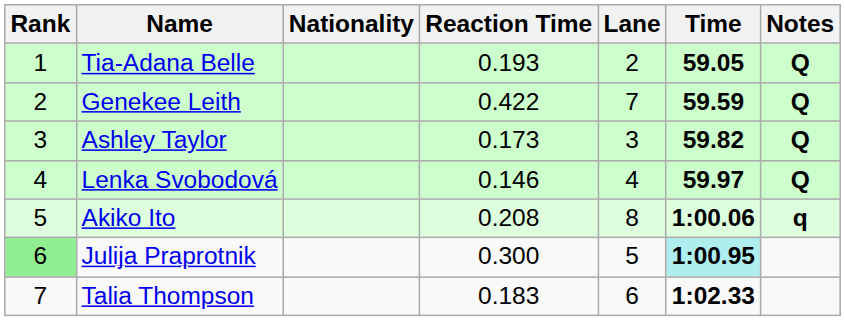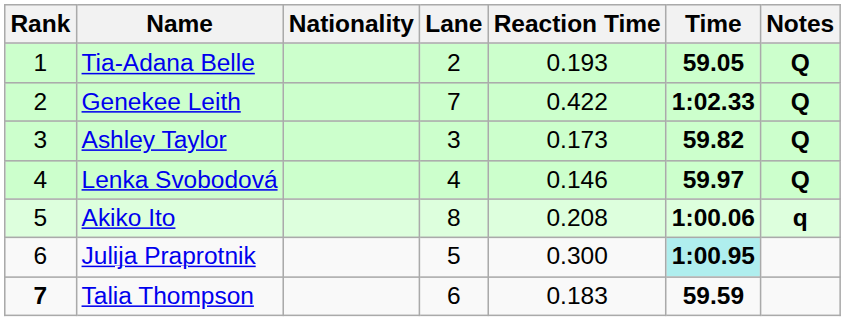columns swapped: (632, 23) <-> (509, 23)
(713, 101) 59.59 -> (713, 101) 1:02.33
(40, 256) lightgreen background -> (40, 256) no background
(40, 295) normal -> (40, 295) bold
(713, 295) 1:02.33 -> (713, 295) 59.59
